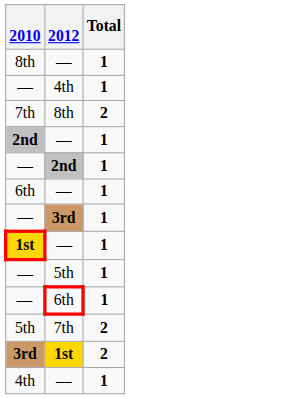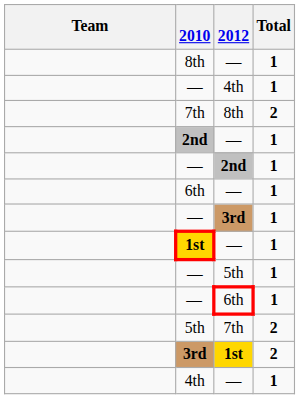+ column: (90, 27)
